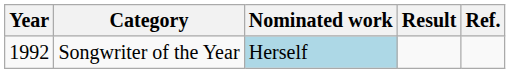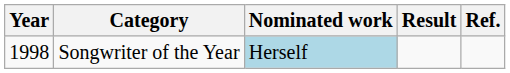(29, 52) 1992 -> (29, 52) 1998
